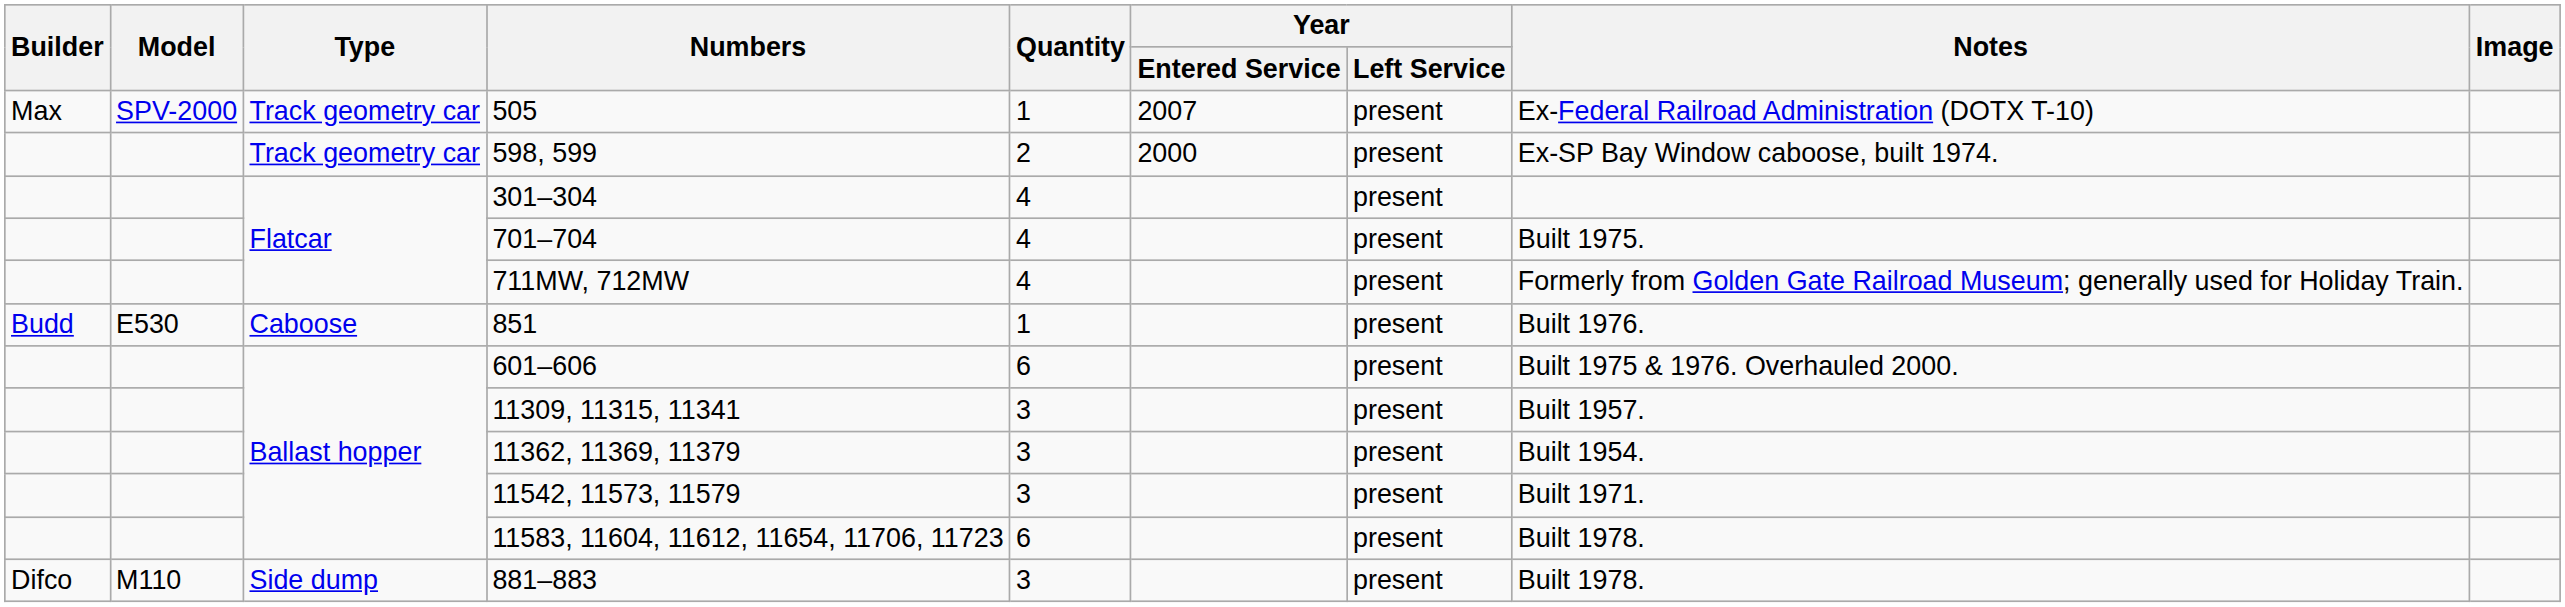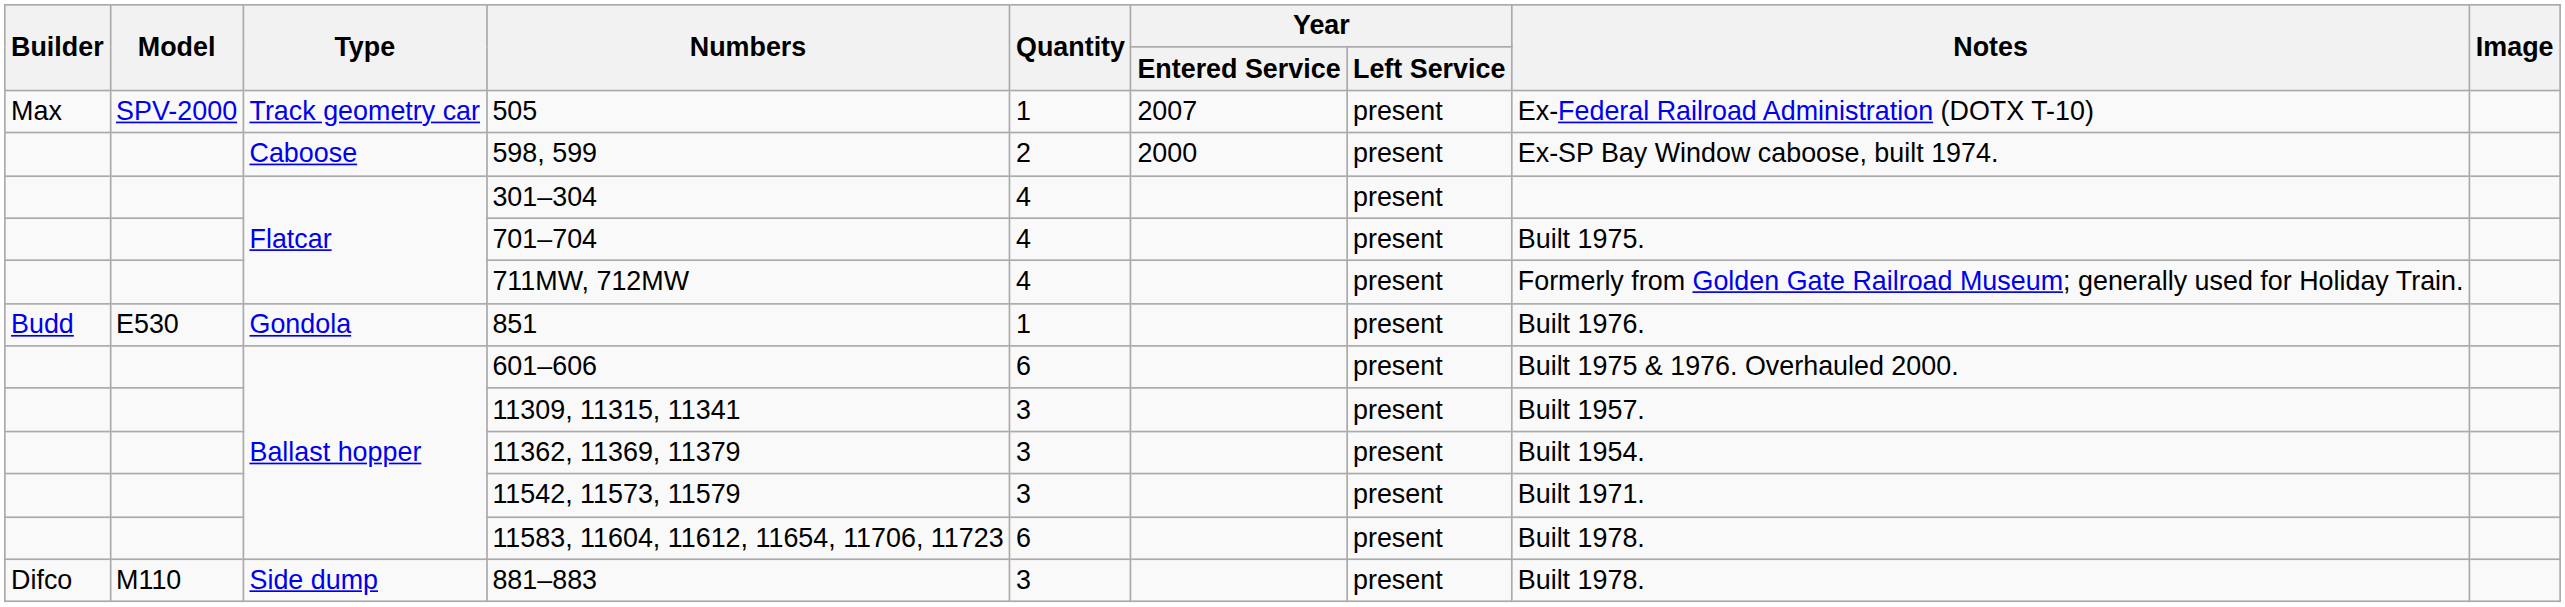(365, 153) Track geometry car -> (303, 153) Caboose
(303, 324) Caboose -> (300, 324) Gondola
